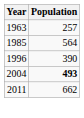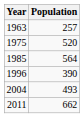+ row: (17, 43)
(70, 74) bold -> (70, 89) normal
